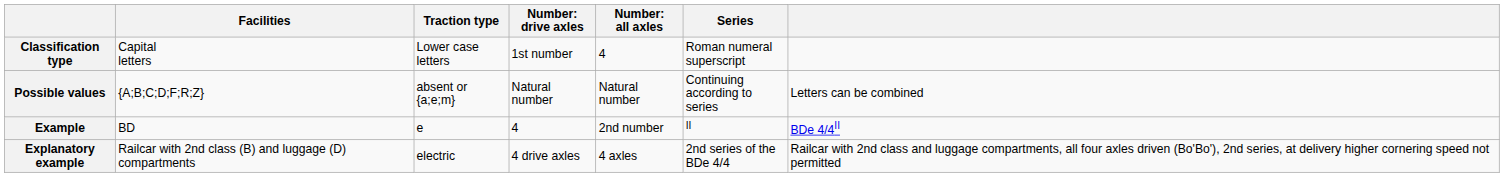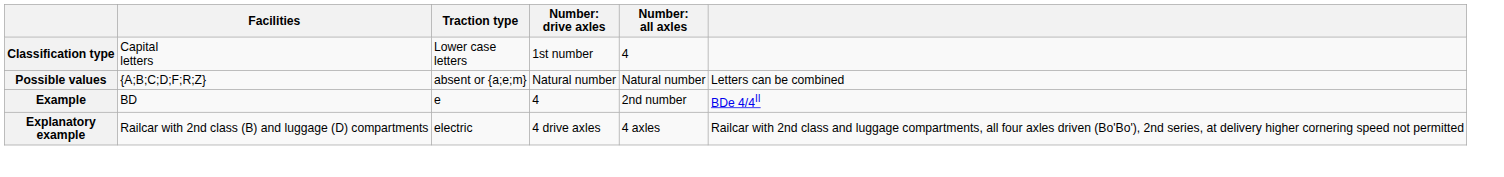- column: (735, 20)
